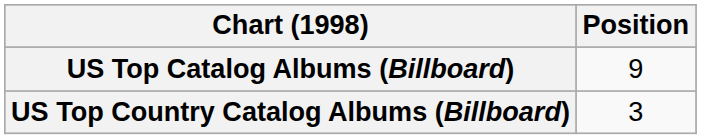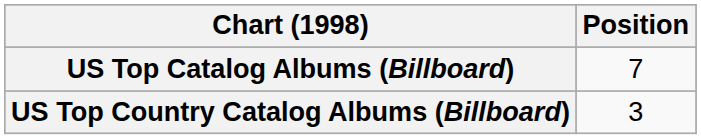(636, 68) 9 -> (636, 68) 7
